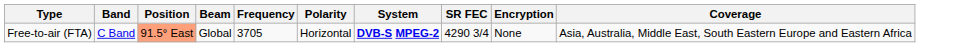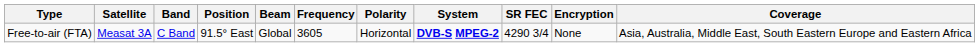+ column: (124, 14)
(167, 33) lightsalmon background -> (227, 33) no background
(250, 33) 3705 -> (310, 33) 3605
